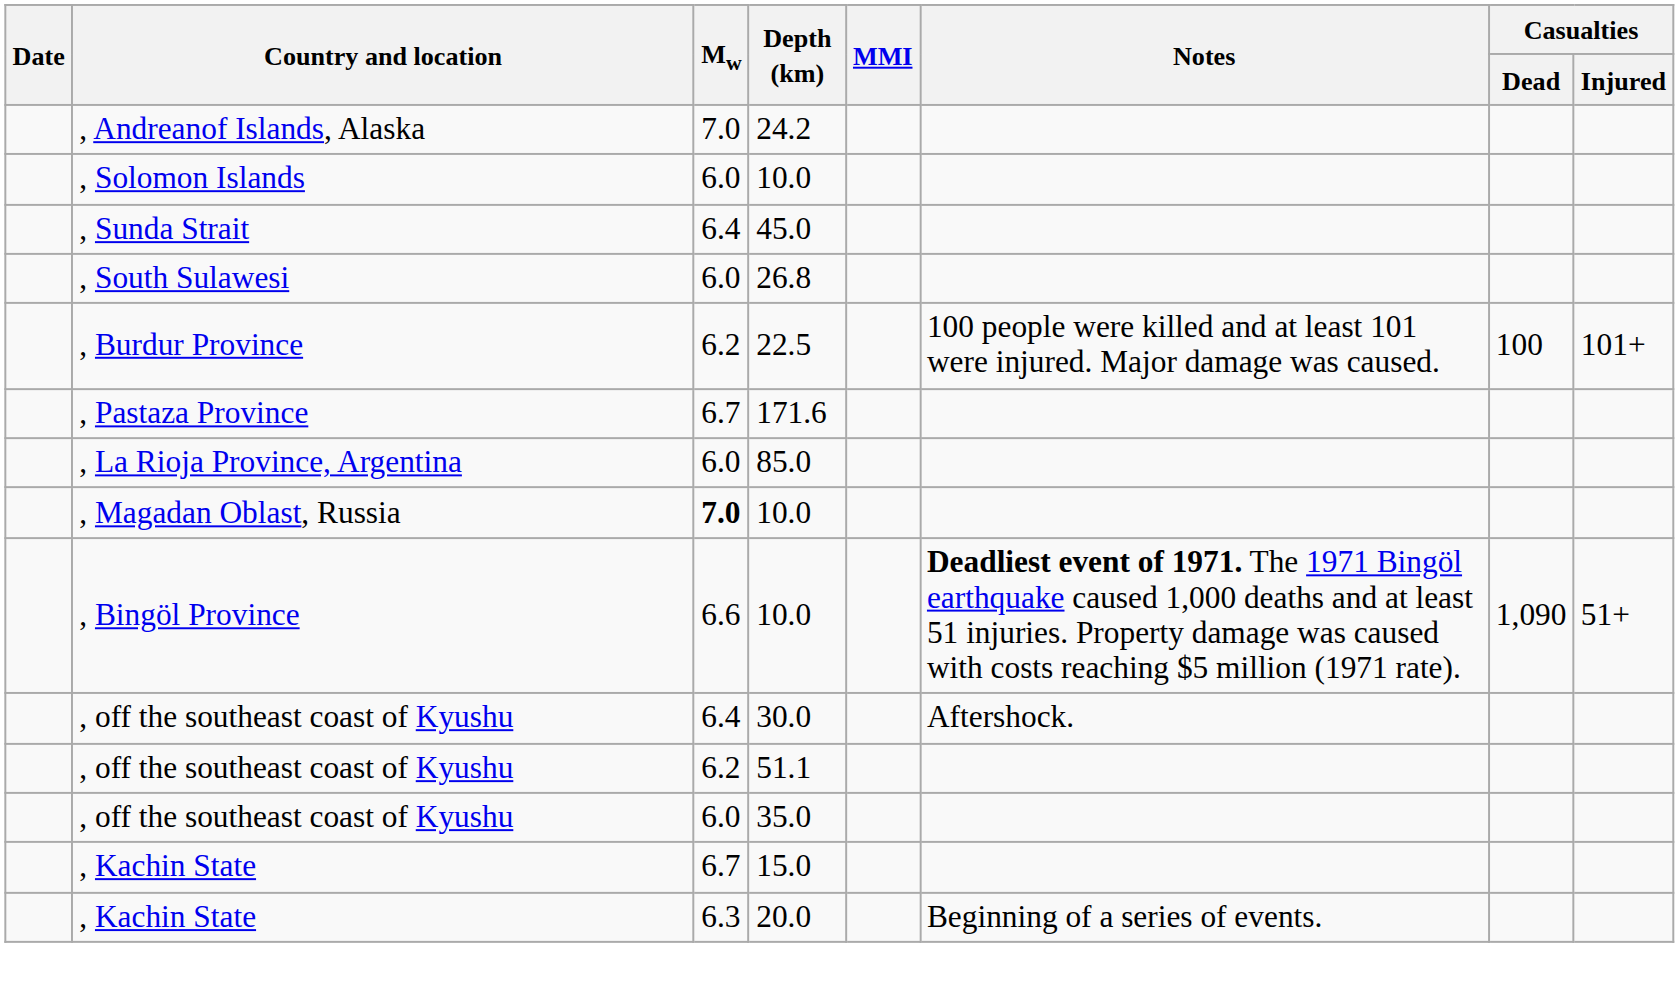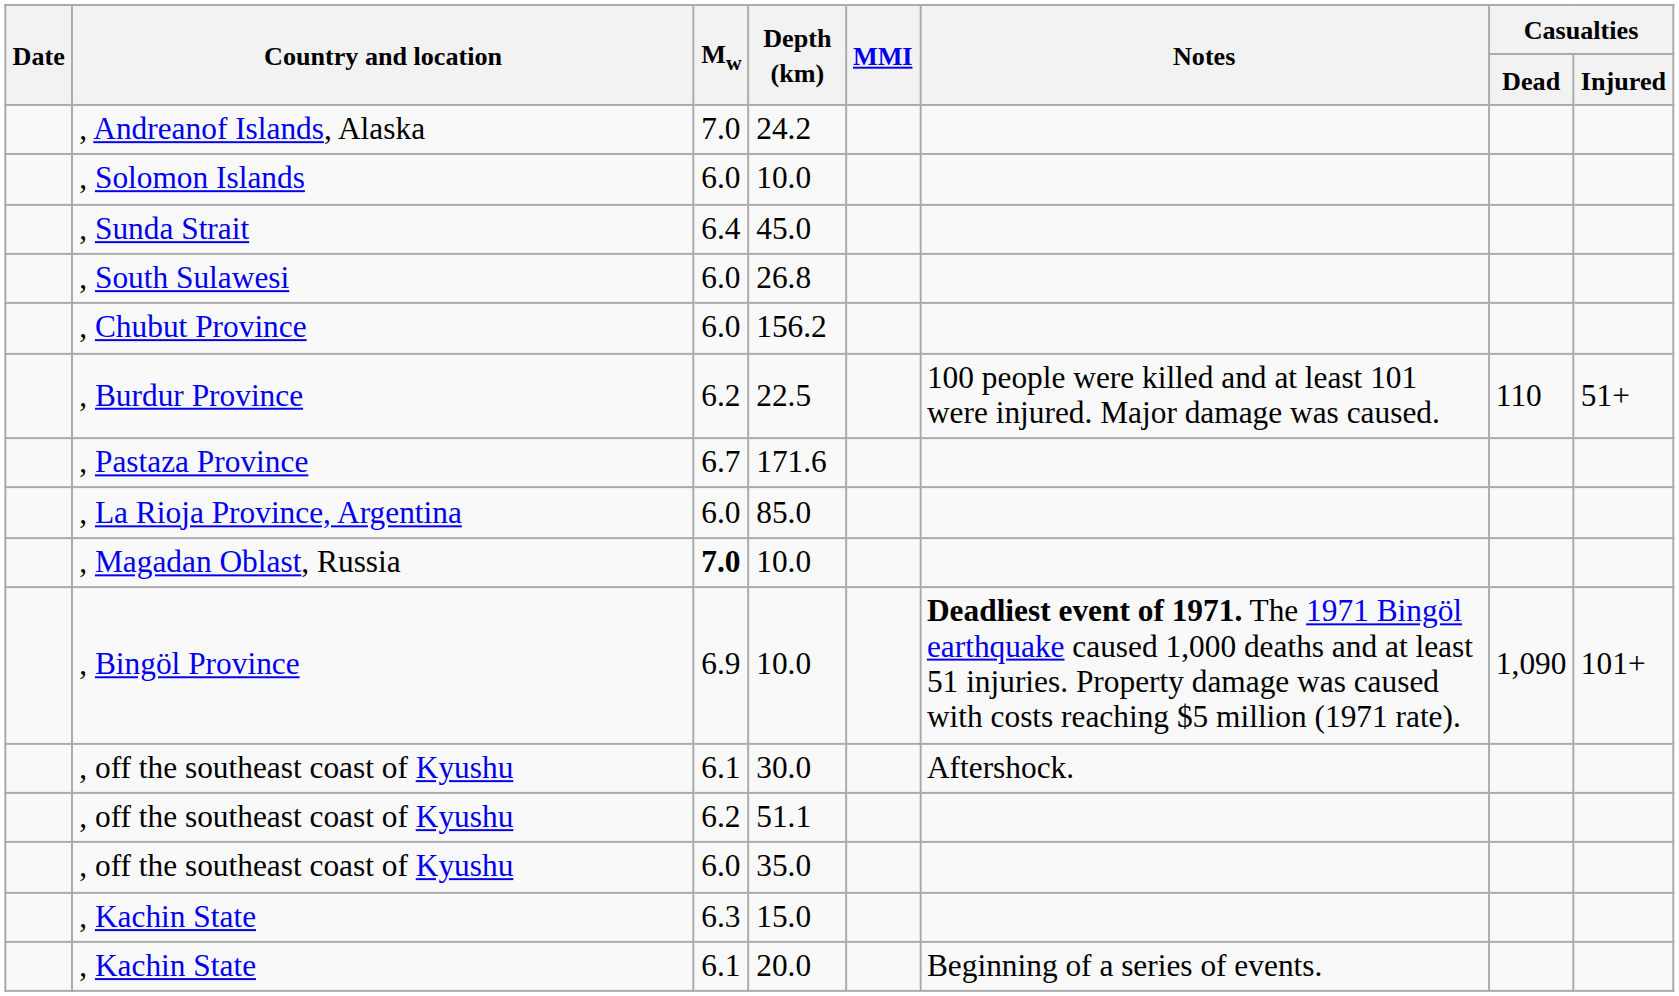+ row: (193, 327)
(1519, 345) 100 -> (1519, 395) 110
(1613, 345) 101+ -> (1605, 395) 51+
(721, 614) 6.6 -> (721, 664) 6.9
(1605, 614) 51+ -> (1613, 664) 101+
(721, 717) 6.4 -> (721, 767) 6.1
(721, 866) 6.7 -> (721, 916) 6.3
(721, 916) 6.3 -> (721, 966) 6.1
